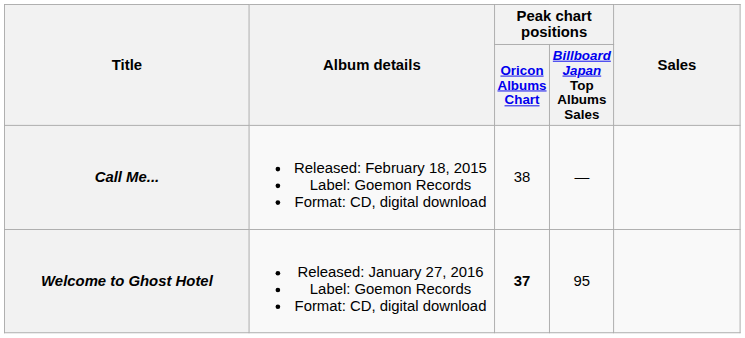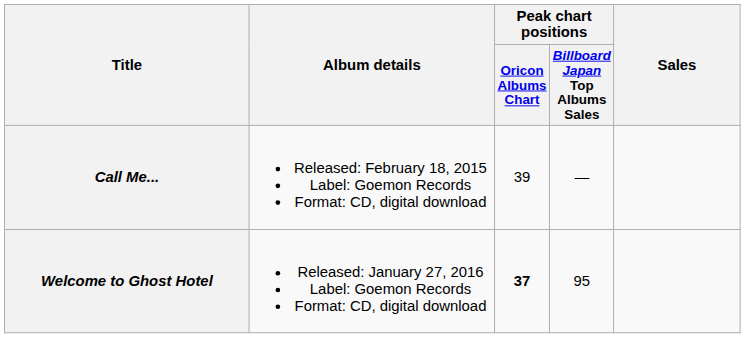(522, 177) 38 -> (522, 177) 39
